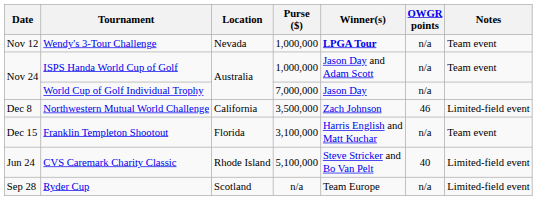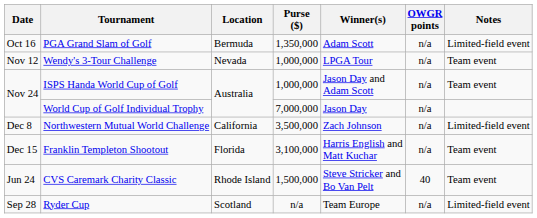+ row: (97, 43)
(350, 43) bold -> (348, 61) normal
(425, 108) 46 -> (425, 126) n/a
(297, 162) 5,100,000 -> (297, 180) 1,500,000
(489, 162) Limited-field event -> (472, 180) Team event
